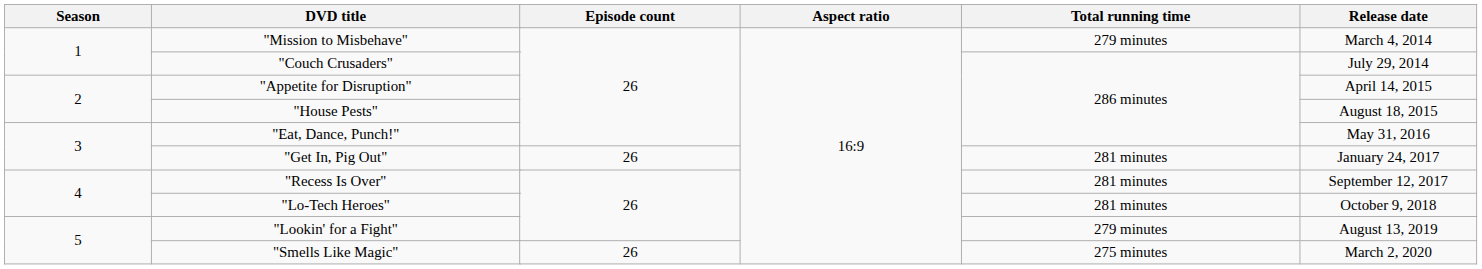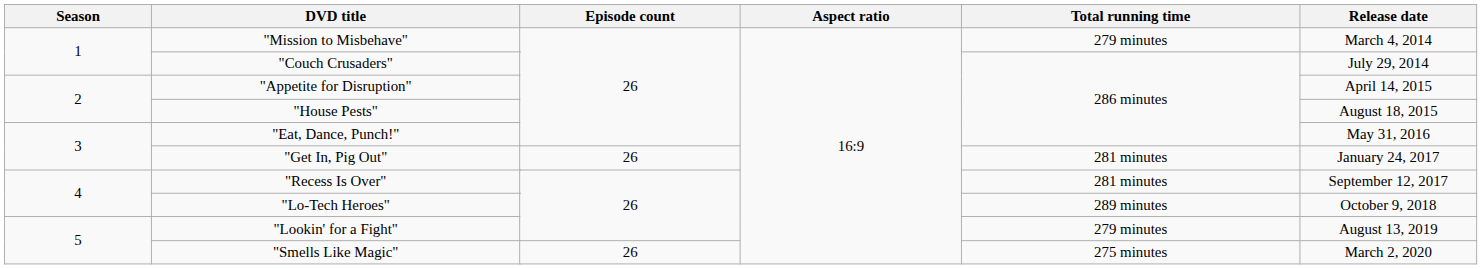(1131, 205) 281 minutes -> (1131, 205) 289 minutes
